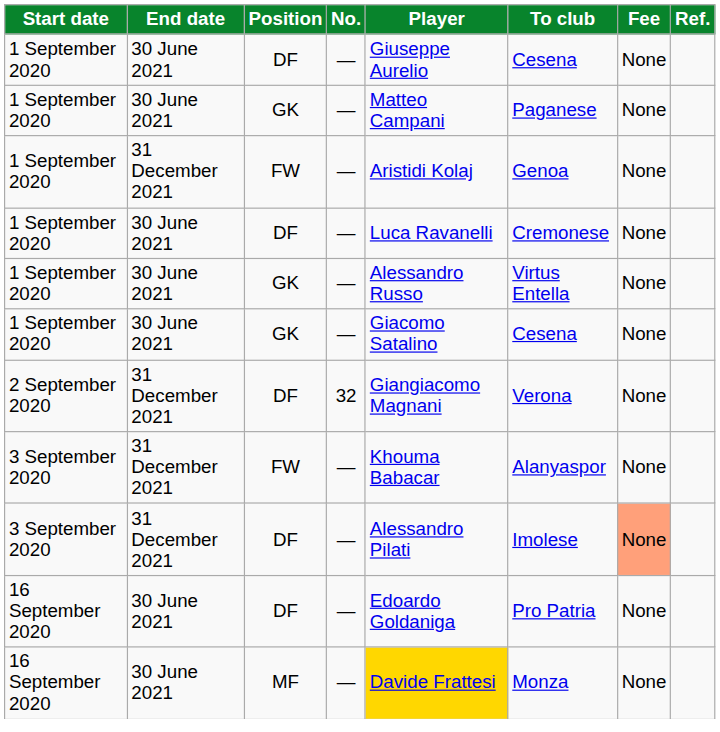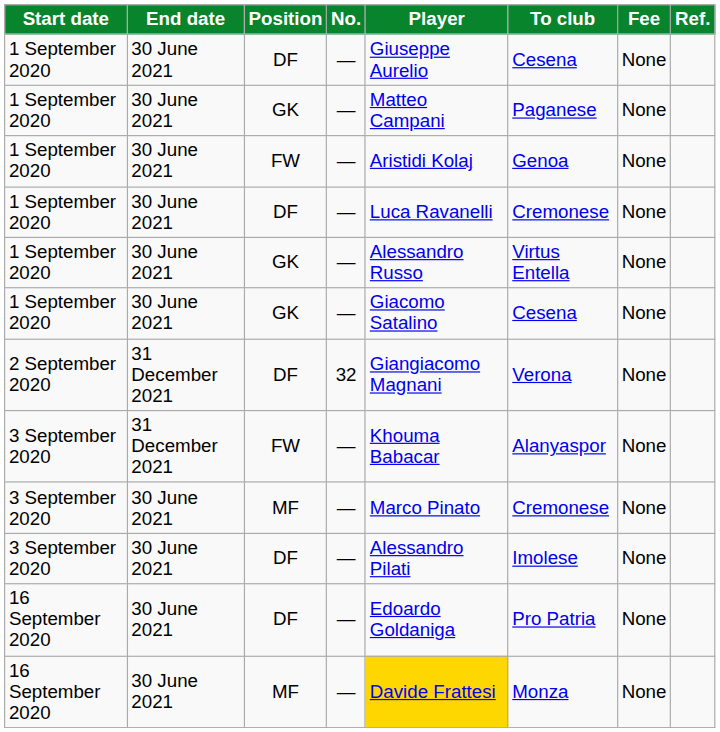(175, 171) 31 December 2021 -> (165, 161) 30 June 2021
+ row: (62, 507)
(175, 539) 31 December 2021 -> (165, 558) 30 June 2021
(644, 539) lightsalmon background -> (644, 558) no background
